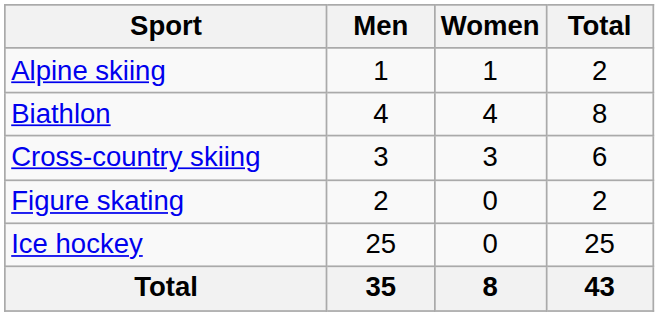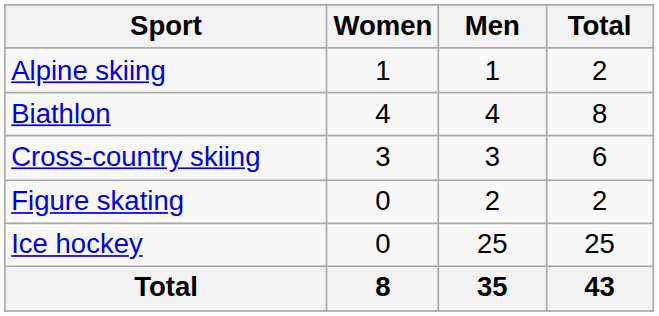columns swapped: (381, 26) <-> (490, 26)
